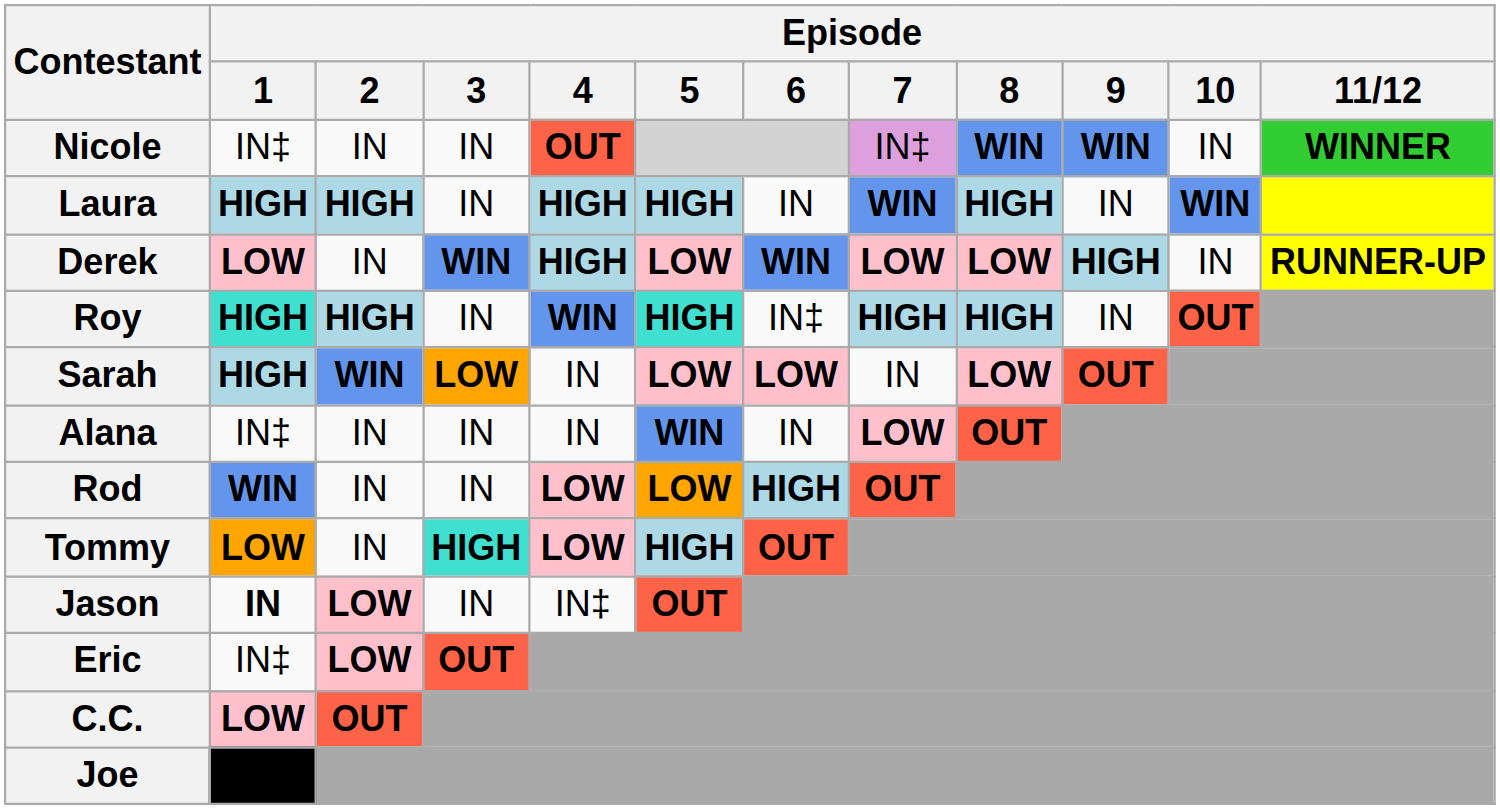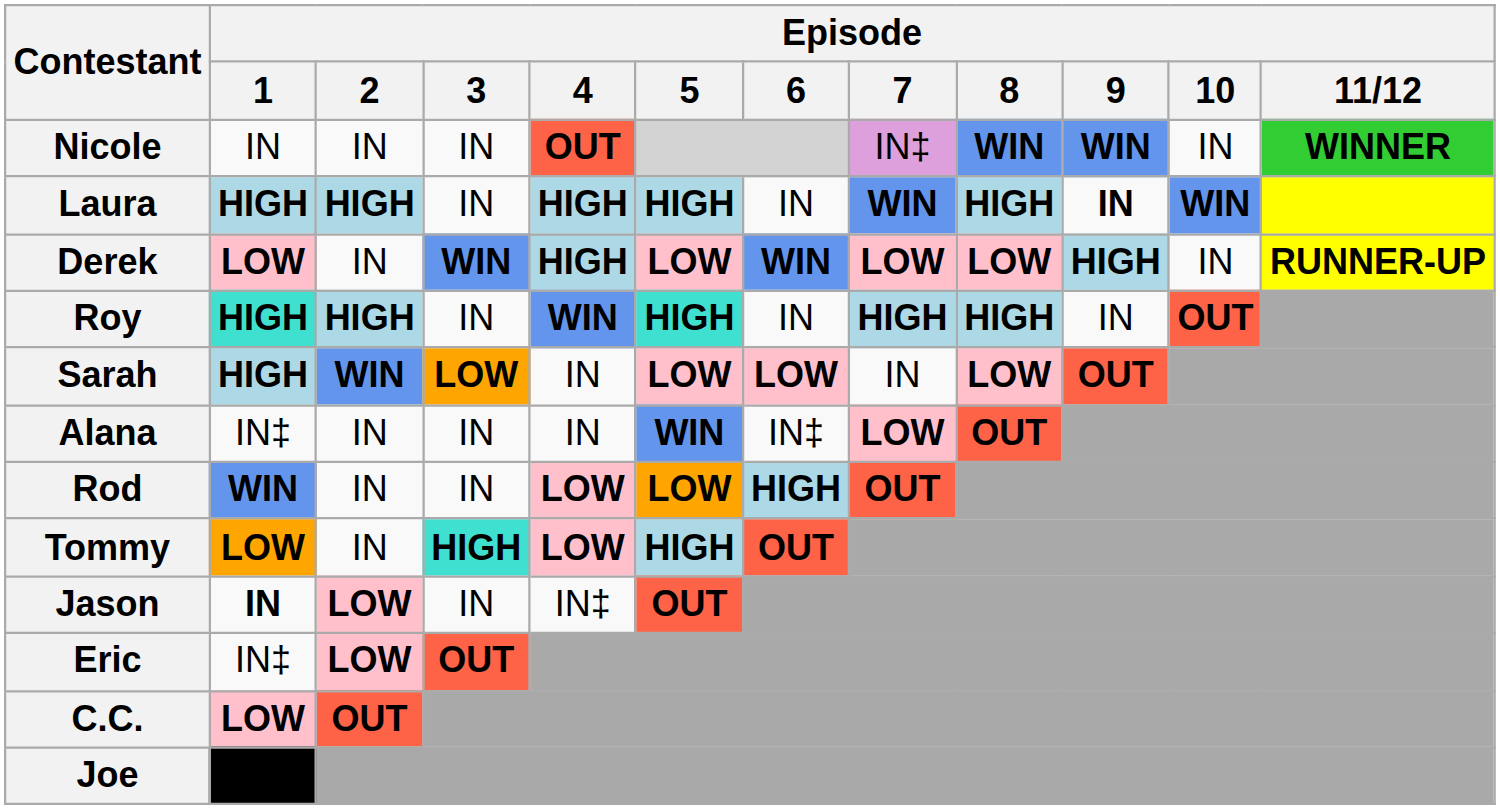(263, 147) IN‡ -> (263, 147) IN
(1116, 204) normal -> (1116, 204) bold
(796, 318) IN‡ -> (796, 318) IN
(796, 432) IN -> (796, 432) IN‡
